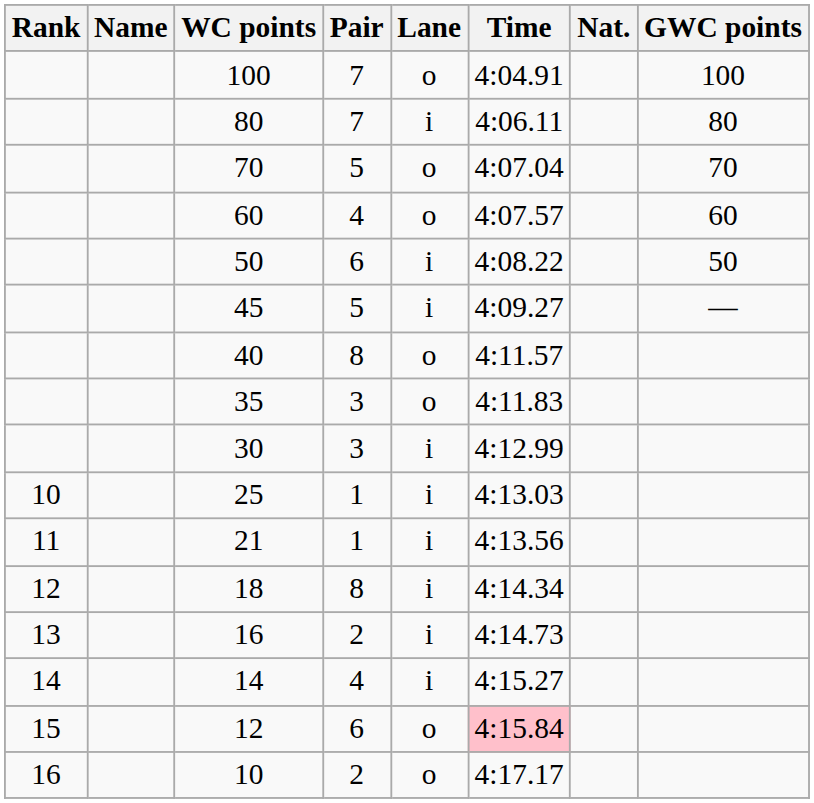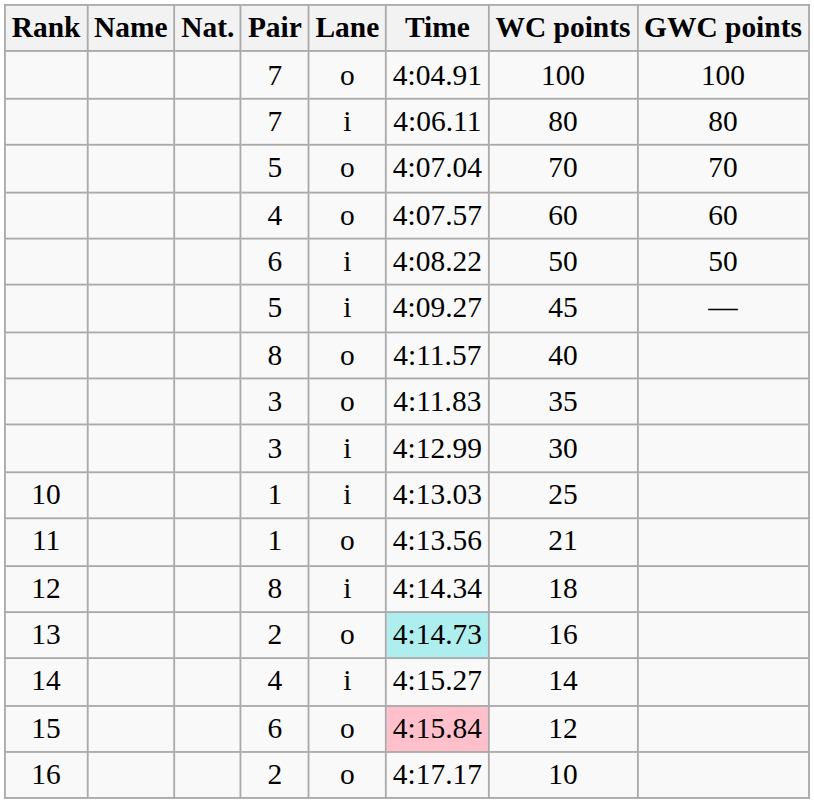columns swapped: (604, 27) <-> (249, 27)
(429, 541) i -> (347, 541) o
(429, 634) i -> (347, 634) o
(519, 634) no background -> (437, 634) paleturquoise background
